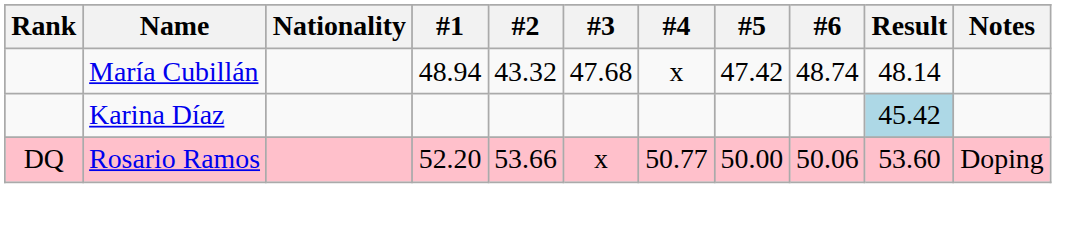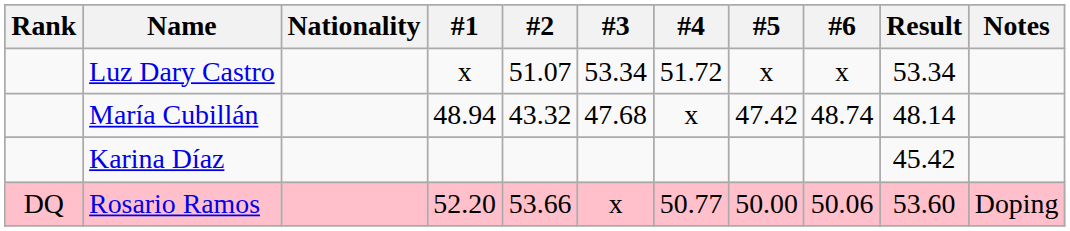+ row: (182, 70)
(909, 114) lightblue background -> (924, 159) no background
